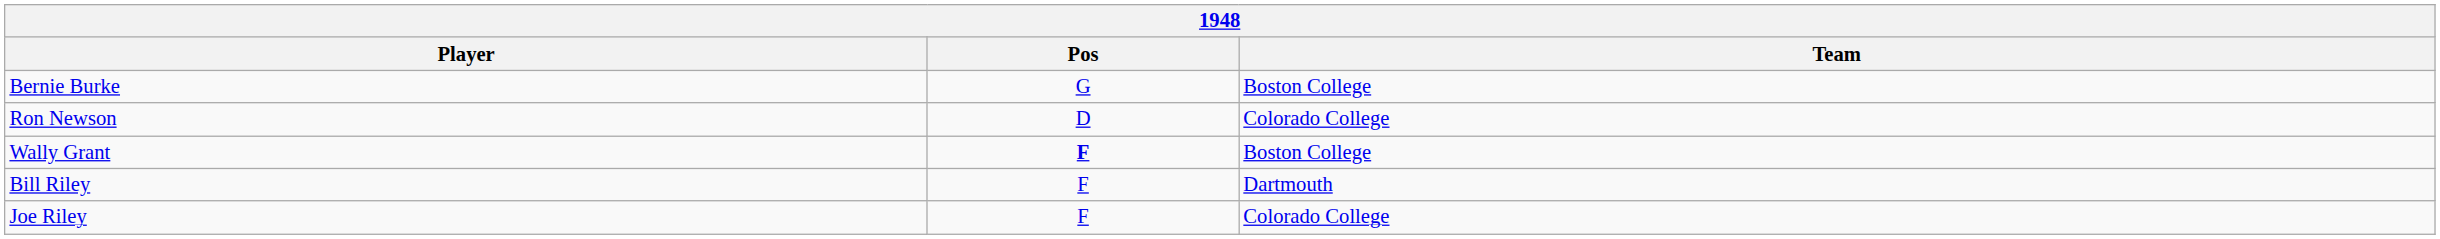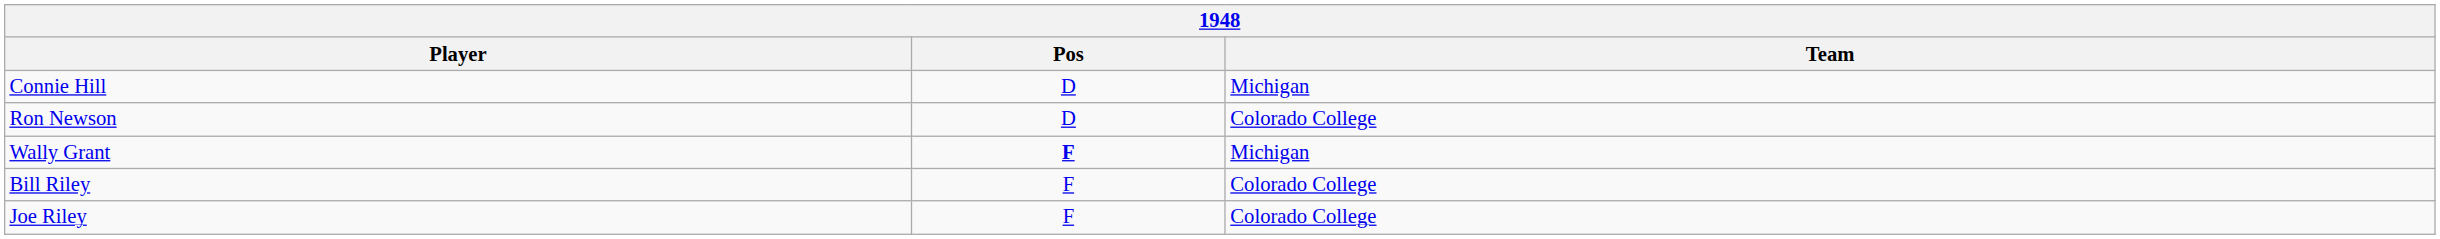- row: (65, 86)
+ row: (58, 86)
(1307, 151) Boston College -> (1270, 151) Michigan
(1288, 184) Dartmouth -> (1303, 184) Colorado College
